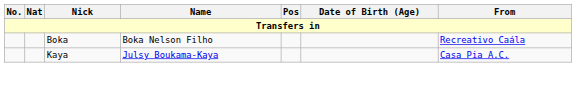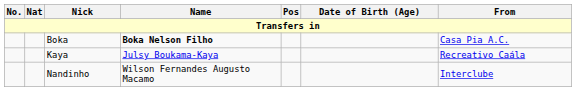(168, 40) normal -> (168, 40) bold
(483, 40) Recreativo Caála -> (475, 40) Casa Pia A.C.
(475, 55) Casa Pia A.C. -> (483, 55) Recreativo Caála
+ row: (68, 74)
